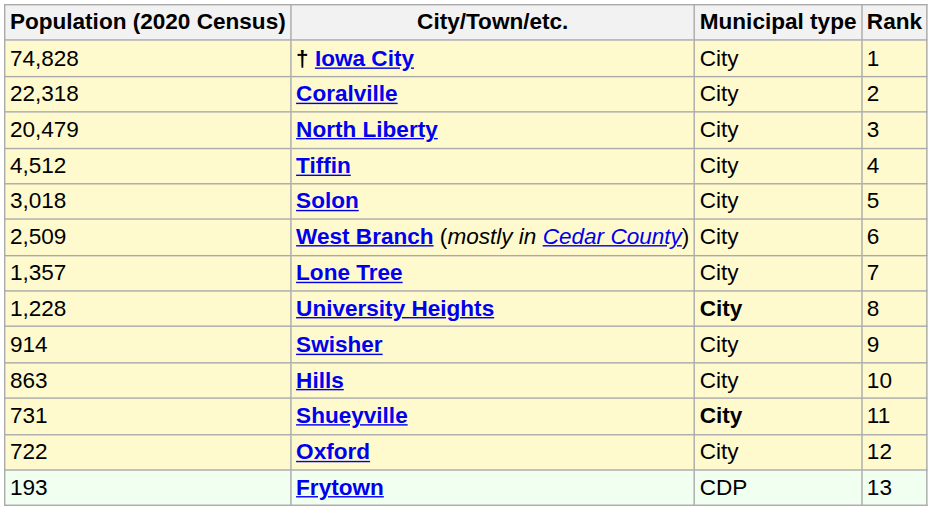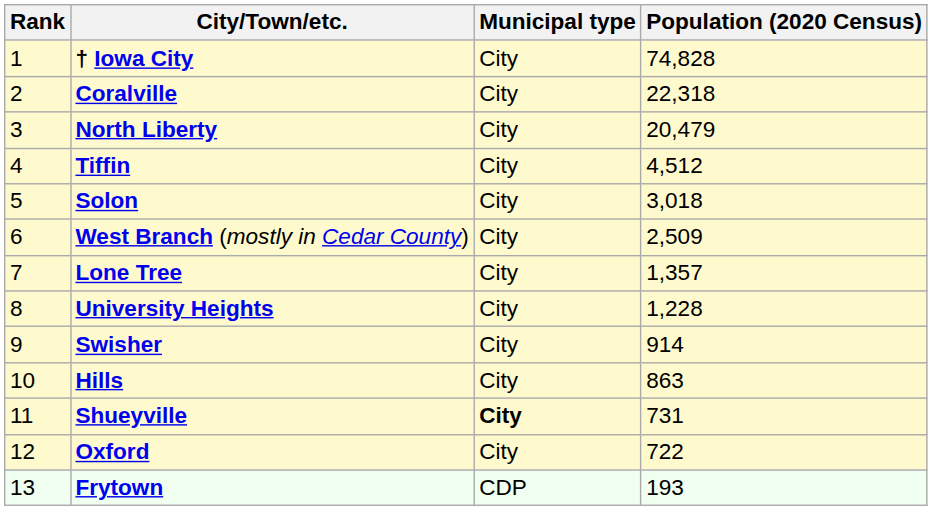columns swapped: (894, 22) <-> (148, 22)
(721, 308) bold -> (499, 308) normal
